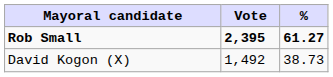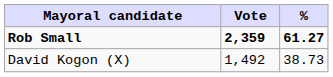(245, 38) 2,395 -> (245, 38) 2,359
